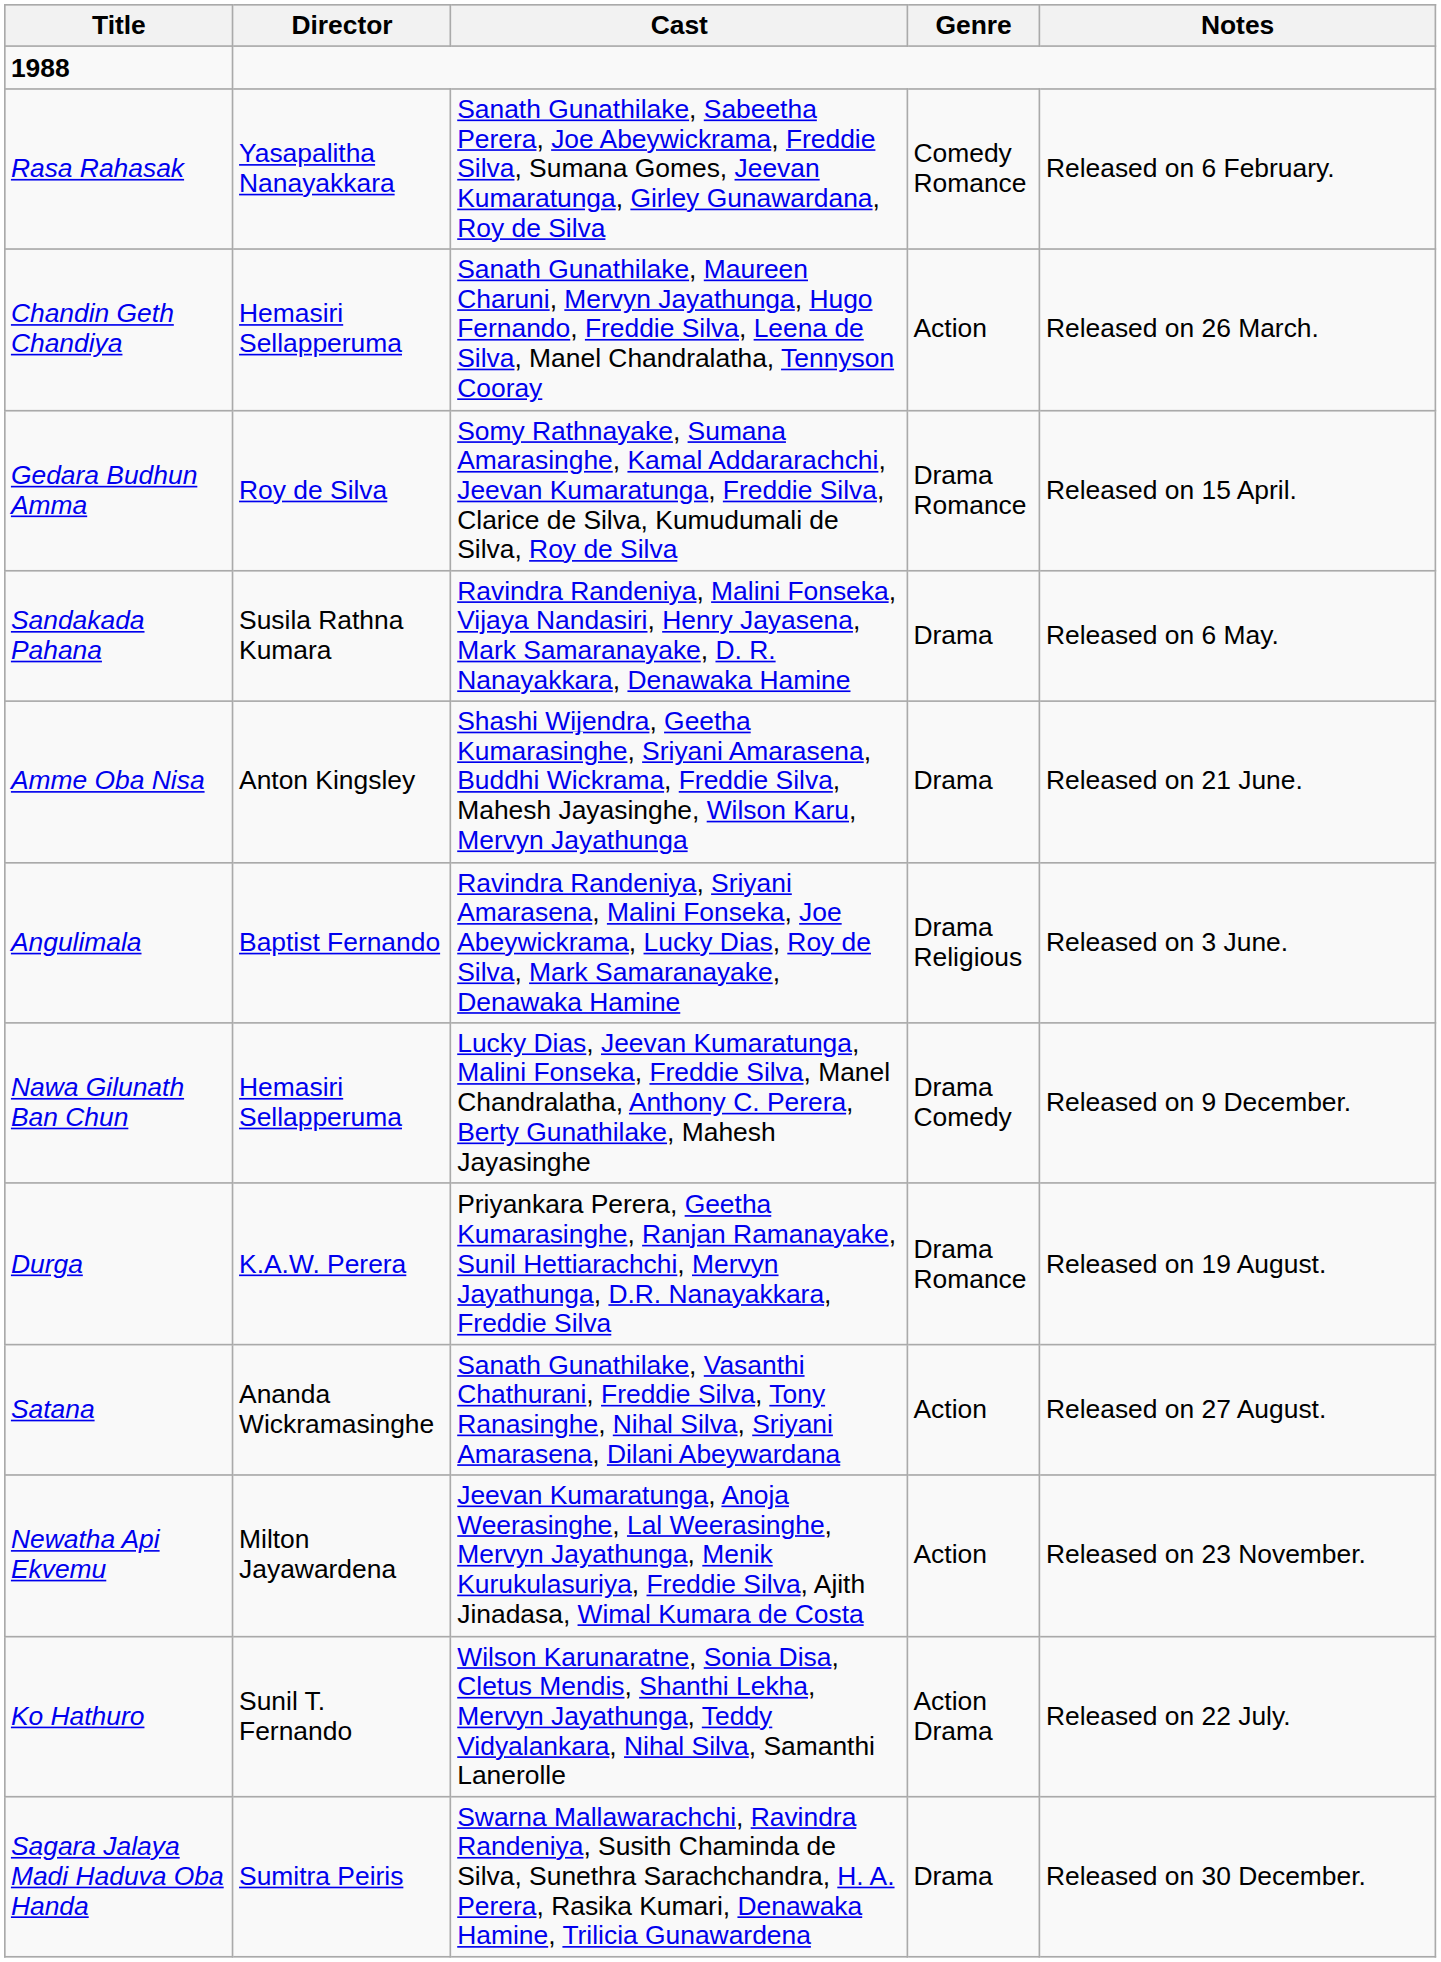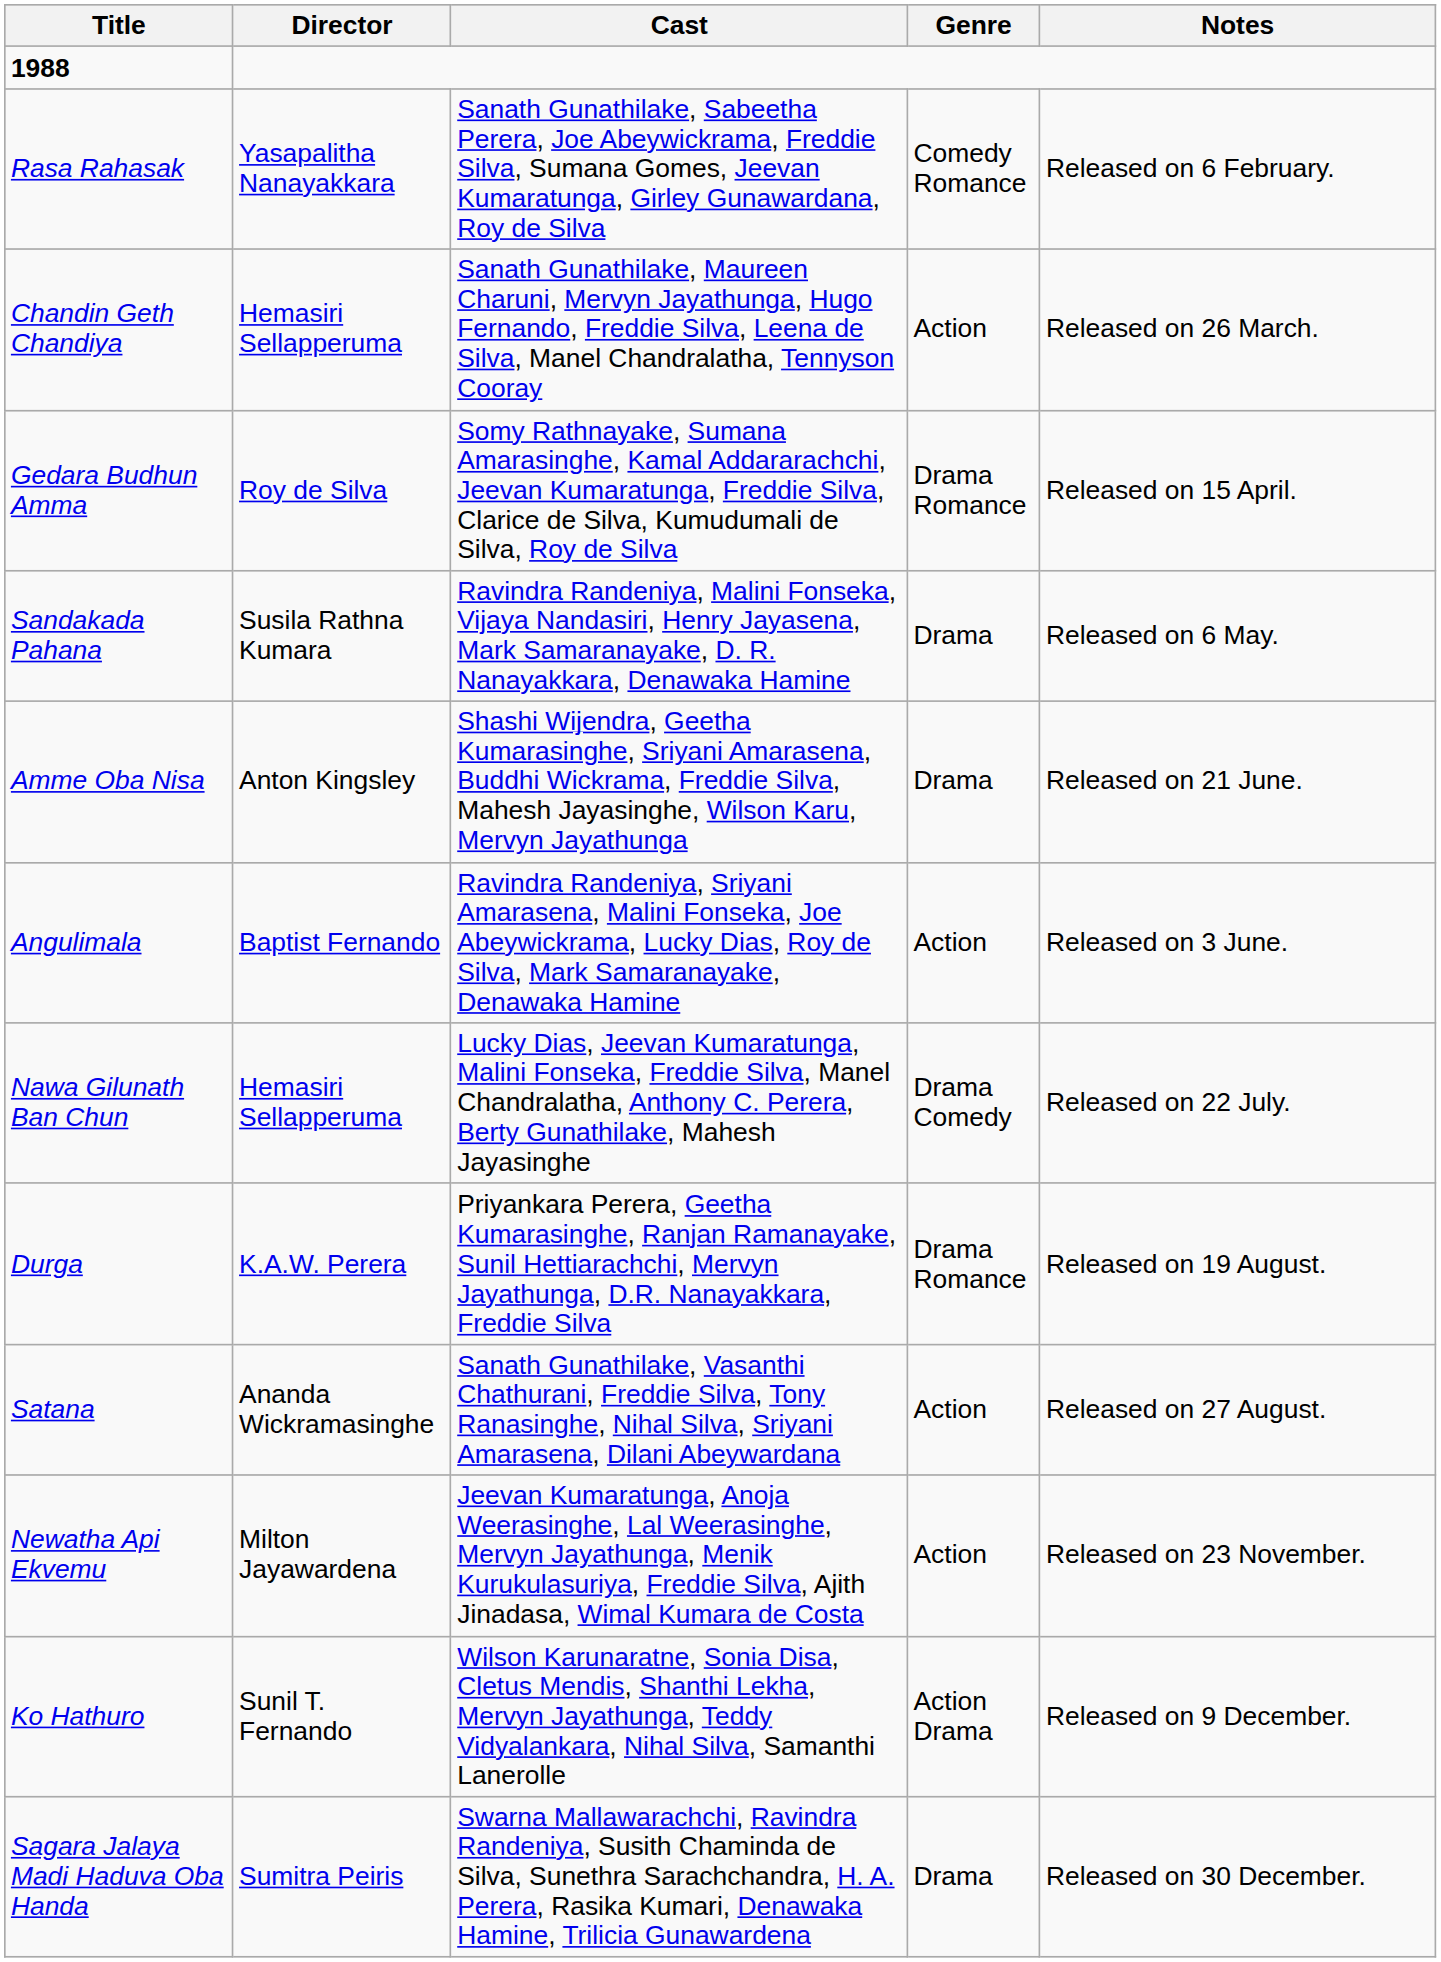(968, 942) Drama Religious -> (950, 942) Action
(1199, 1102) Released on 9 December. -> (1168, 1102) Released on 22 July.
(1168, 1715) Released on 22 July. -> (1199, 1715) Released on 9 December.
